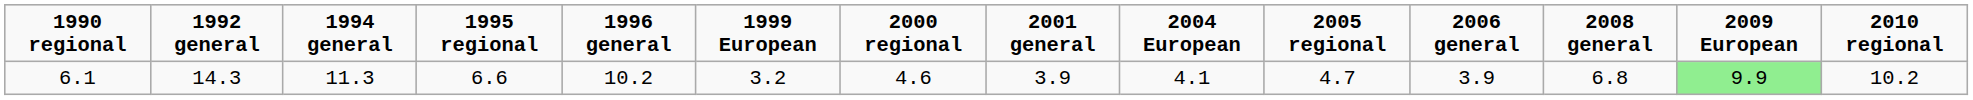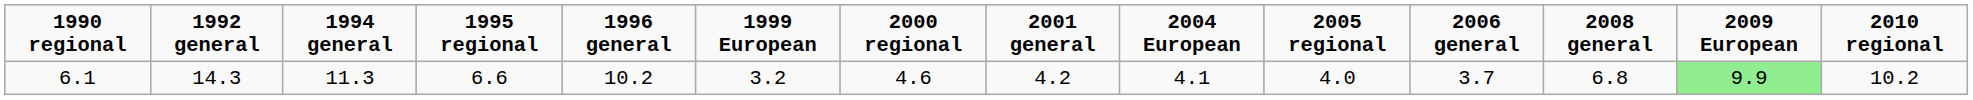(1053, 78) 3.9 -> (1053, 78) 4.2
(1337, 78) 4.7 -> (1337, 78) 4.0
(1477, 78) 3.9 -> (1477, 78) 3.7
